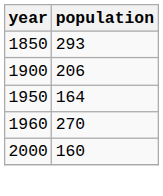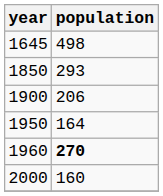+ row: (28, 45)
(70, 125) normal -> (70, 151) bold
